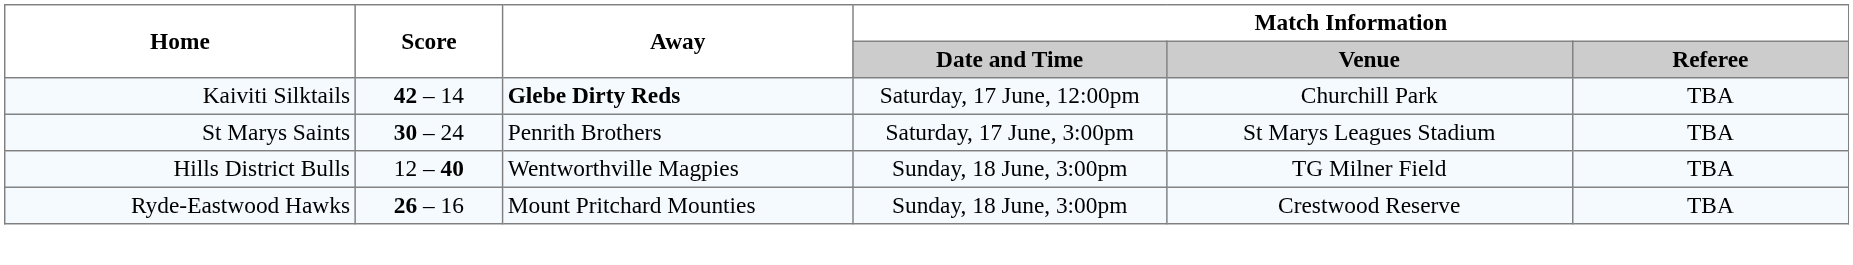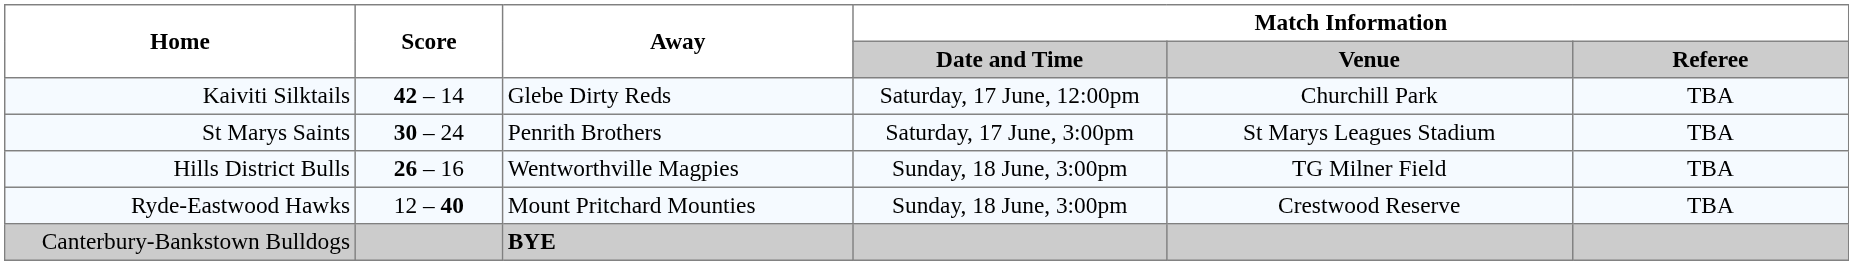(594, 95) bold -> (589, 95) normal
(429, 168) 12 – 40 -> (429, 168) 26 – 16
(429, 205) 26 – 16 -> (429, 205) 12 – 40
+ row: (196, 241)
